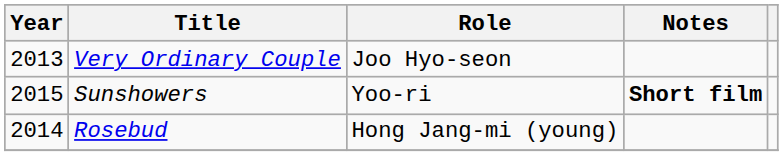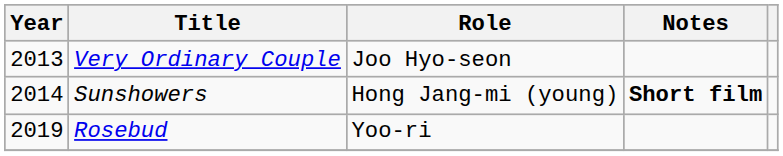(37, 95) 2015 -> (37, 95) 2014
(392, 95) Yoo-ri -> (485, 95) Hong Jang-mi (young)
(37, 132) 2014 -> (37, 132) 2019
(485, 132) Hong Jang-mi (young) -> (392, 132) Yoo-ri
